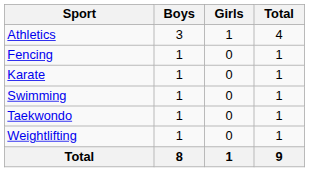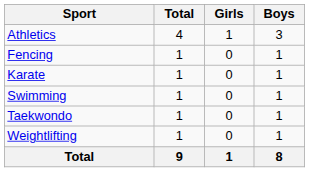columns swapped: (179, 14) <-> (279, 14)
